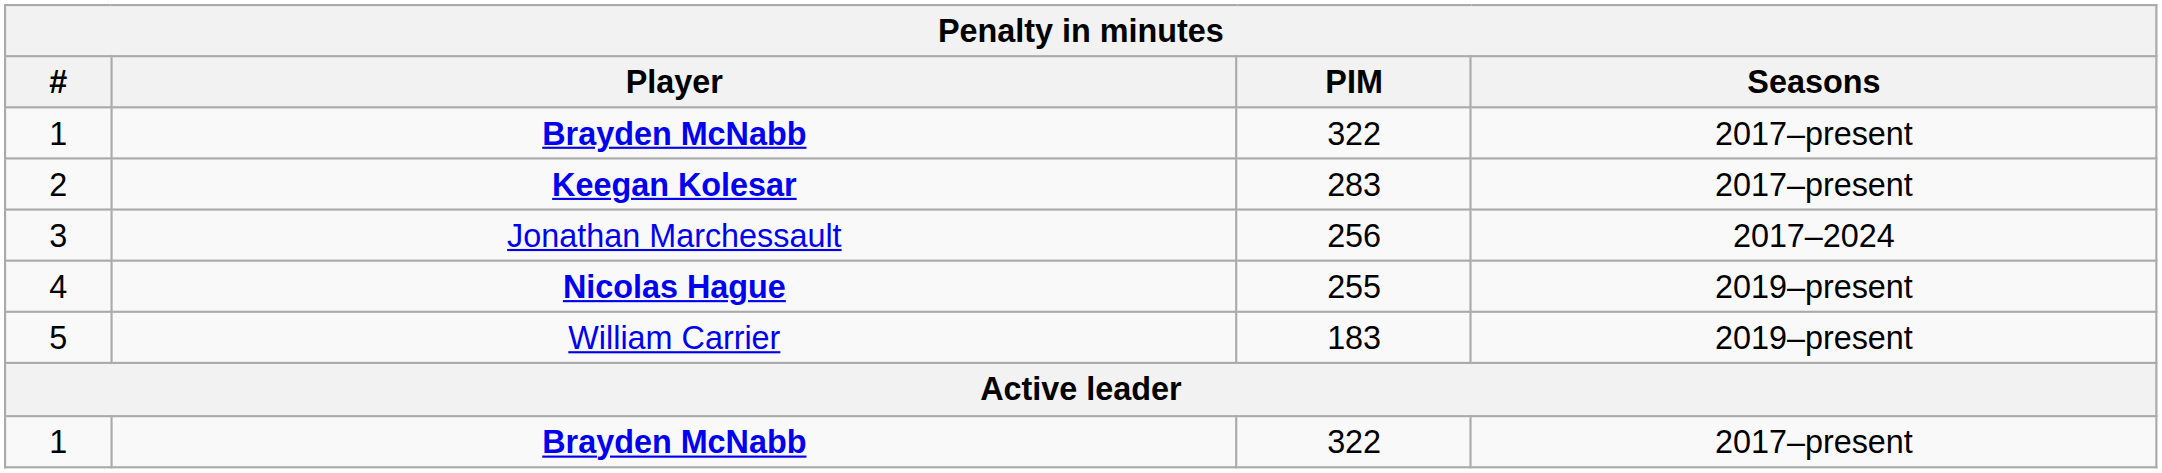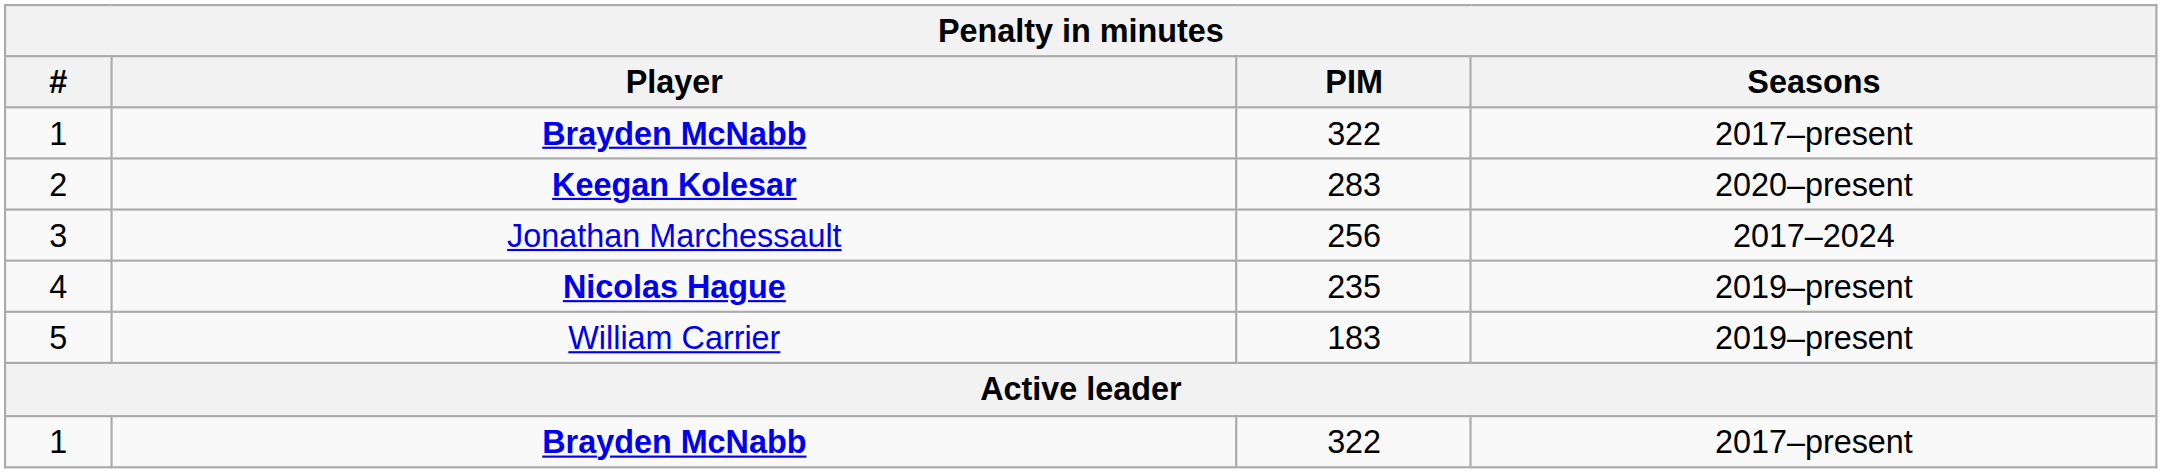(1814, 185) 2017–present -> (1814, 185) 2020–present
(1354, 287) 255 -> (1354, 287) 235
